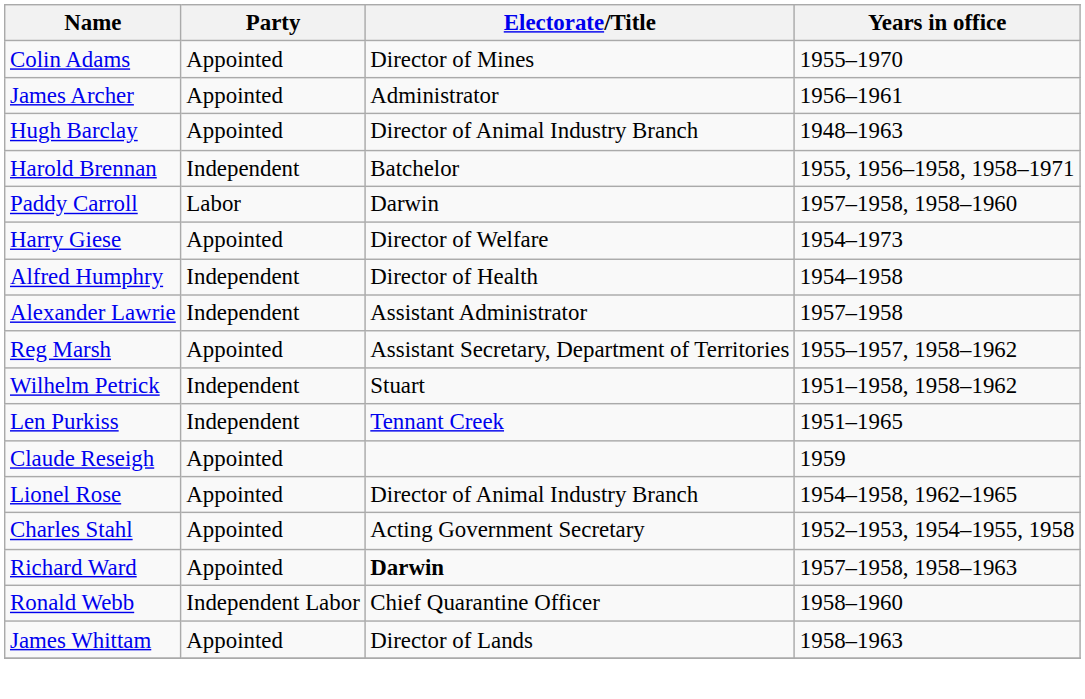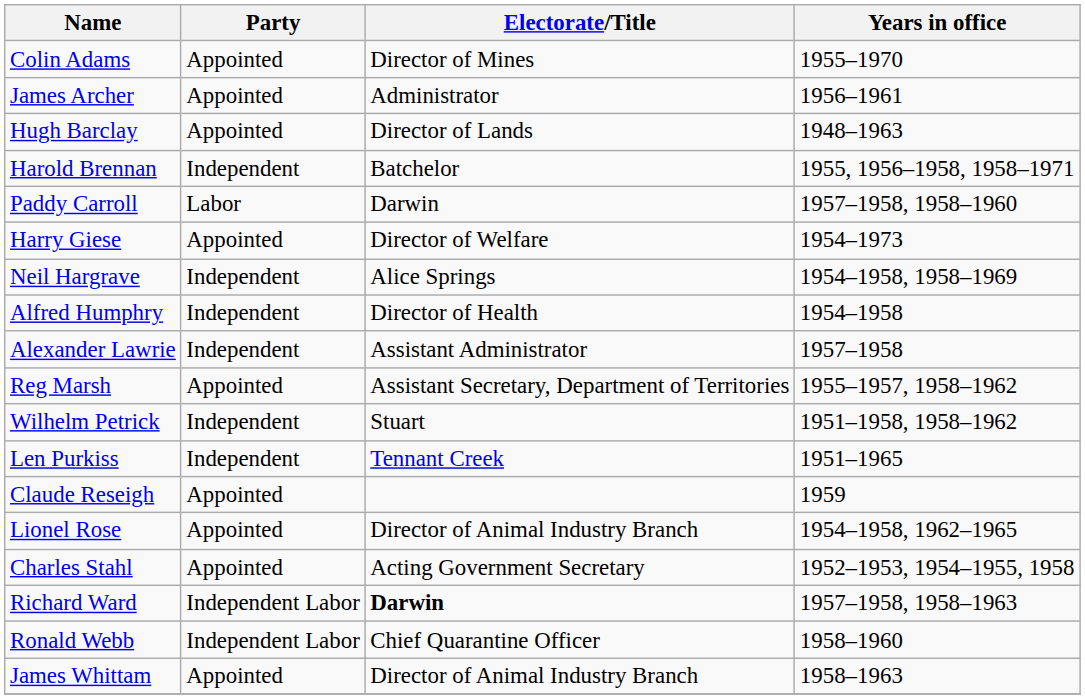(534, 131) Director of Animal Industry Branch -> (452, 131) Director of Lands
+ row: (75, 276)
(235, 566) Appointed -> (273, 603) Independent Labor
(452, 639) Director of Lands -> (534, 675) Director of Animal Industry Branch
